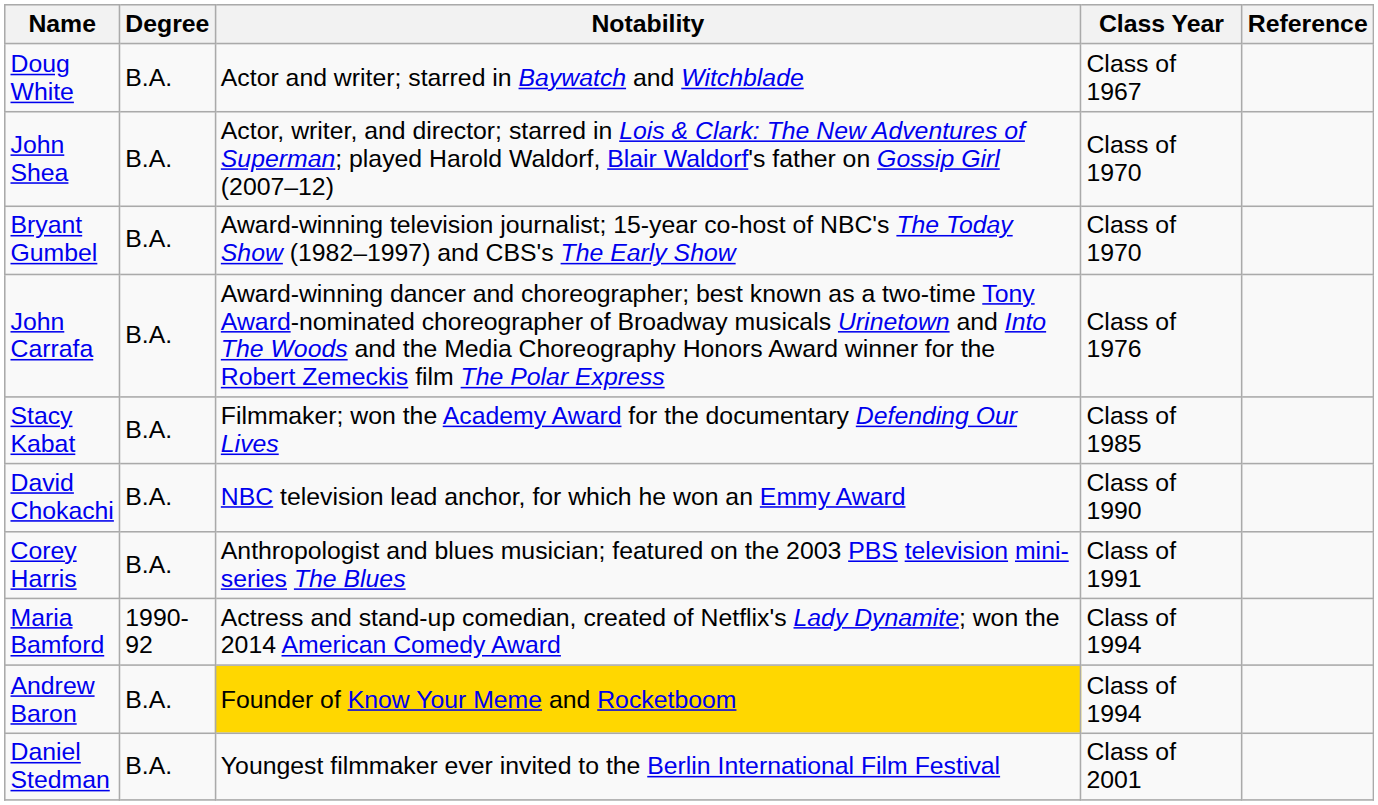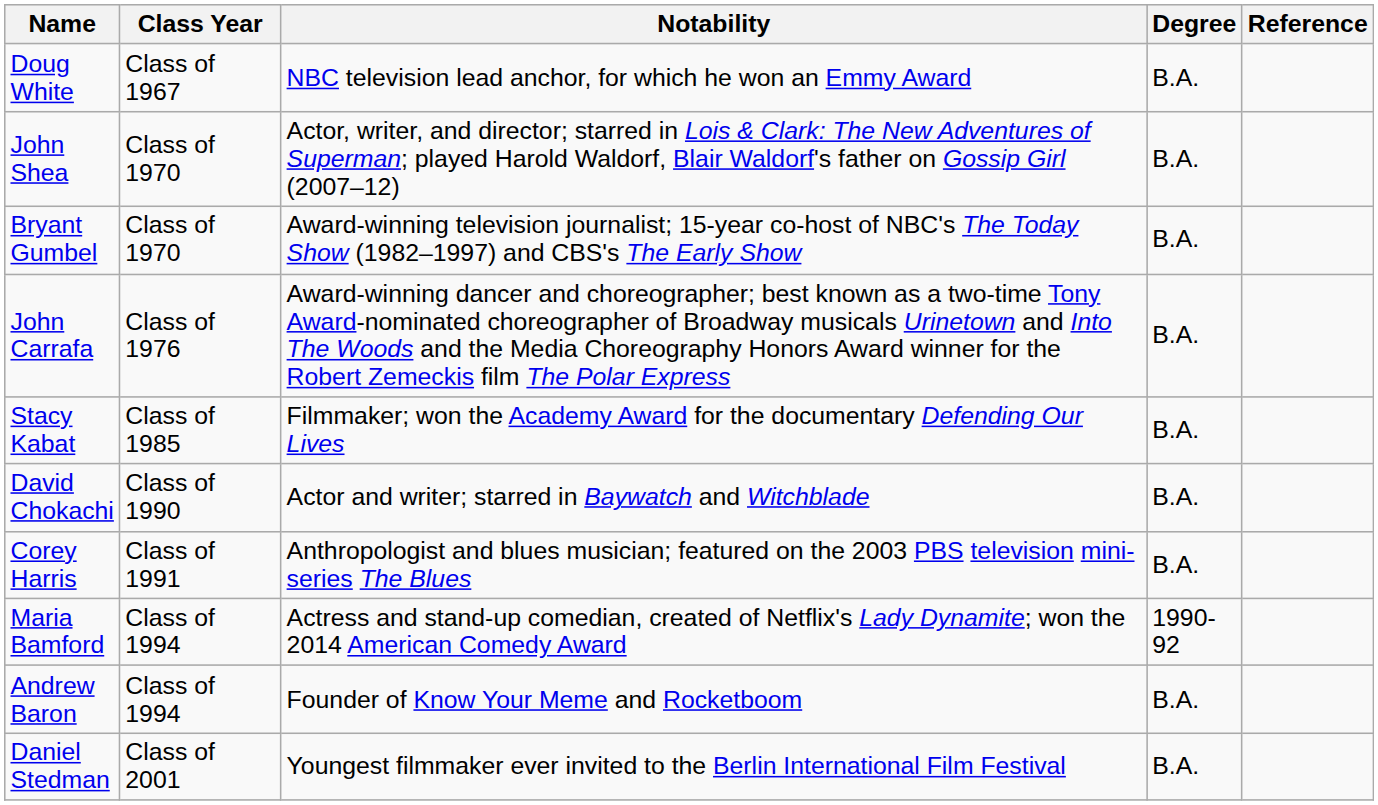columns swapped: (1161, 24) <-> (167, 24)
(512, 77) Actor and writer; starred in Baywatch and Witchblade -> (629, 77) NBC television lead anchor, for which he won an Emmy Award
(563, 497) NBC television lead anchor, for which he won an Emmy Award -> (578, 497) Actor and writer; starred in Baywatch and Witchblade
(479, 698) gold background -> (544, 698) no background
